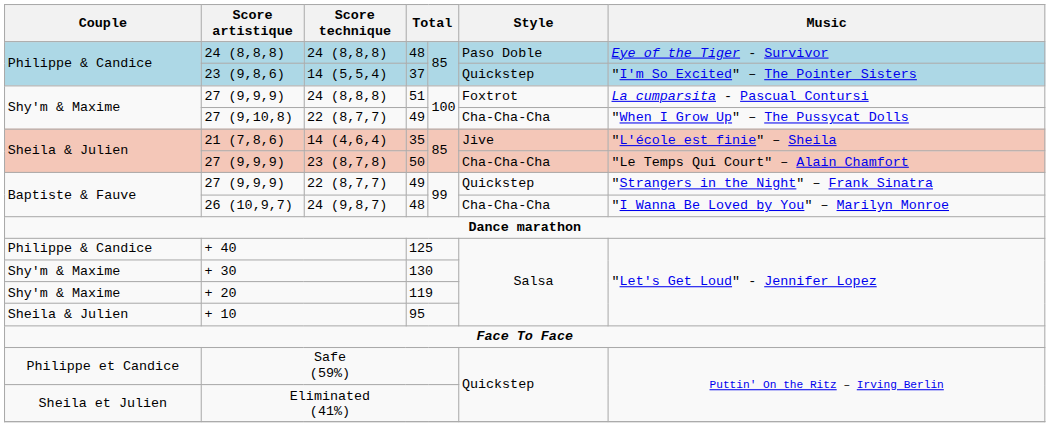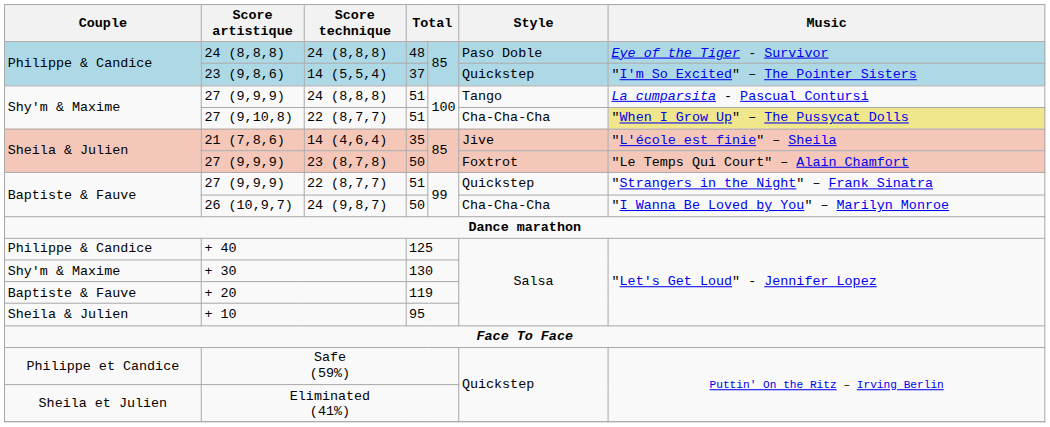(490, 96) Foxtrot -> (482, 96) Tango
(417, 118) 49 -> (417, 118) 51
(760, 118) no background -> (760, 118) khaki background
(506, 162) Cha-Cha-Cha -> (490, 162) Foxtrot
(417, 184) 49 -> (417, 184) 51
(417, 205) 48 -> (417, 205) 50
(64, 293) Shy'm & Maxime -> (72, 293) Baptiste & Fauve
